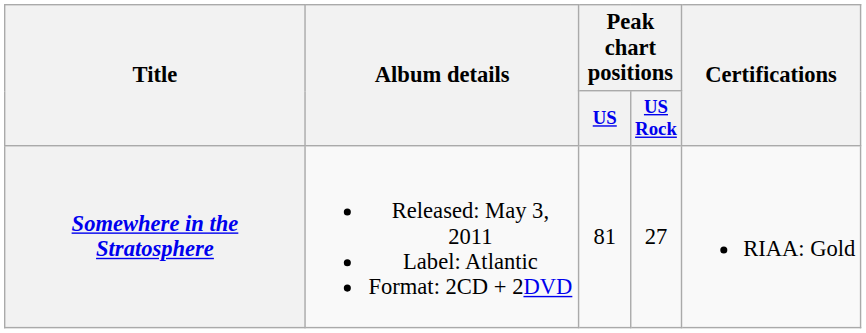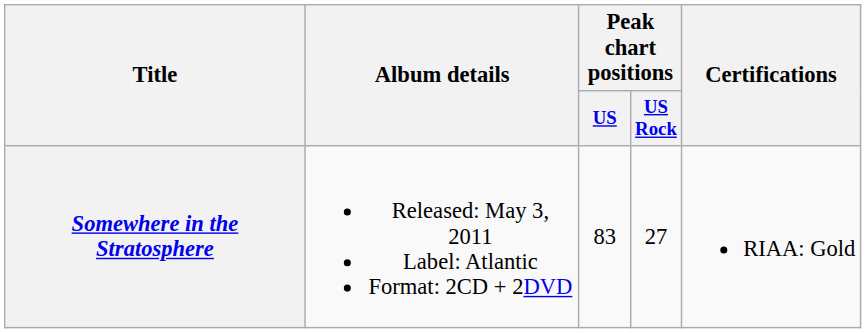(605, 236) 81 -> (605, 236) 83
